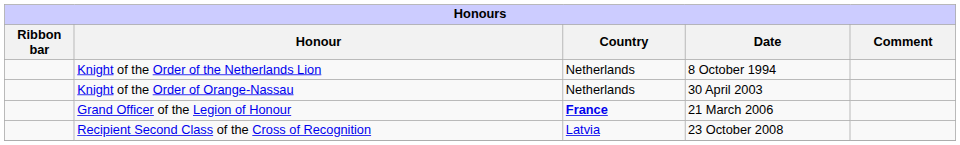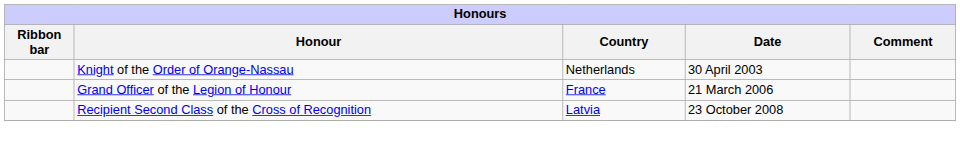- row: (199, 69)
(587, 110) bold -> (586, 89) normal
